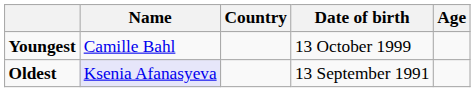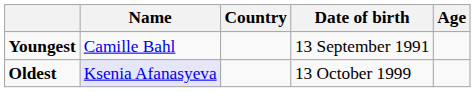(353, 45) 13 October 1999 -> (362, 45) 13 September 1991
(362, 73) 13 September 1991 -> (353, 73) 13 October 1999
